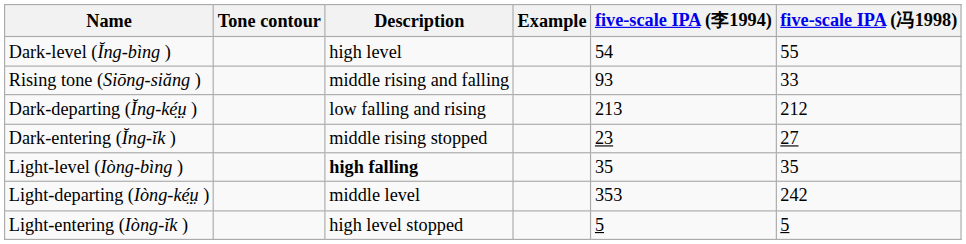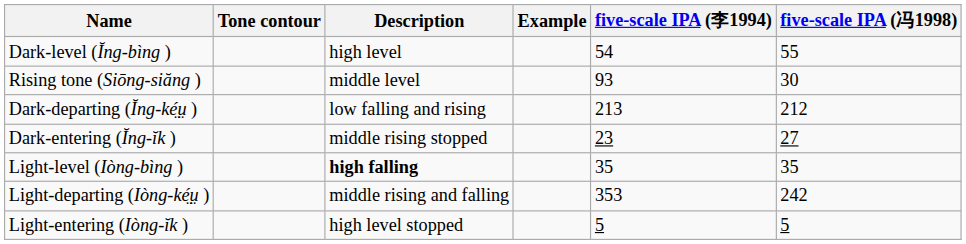(419, 80) middle rising and falling -> (375, 80) middle level
(789, 80) 33 -> (789, 80) 30
(375, 195) middle level -> (419, 195) middle rising and falling
